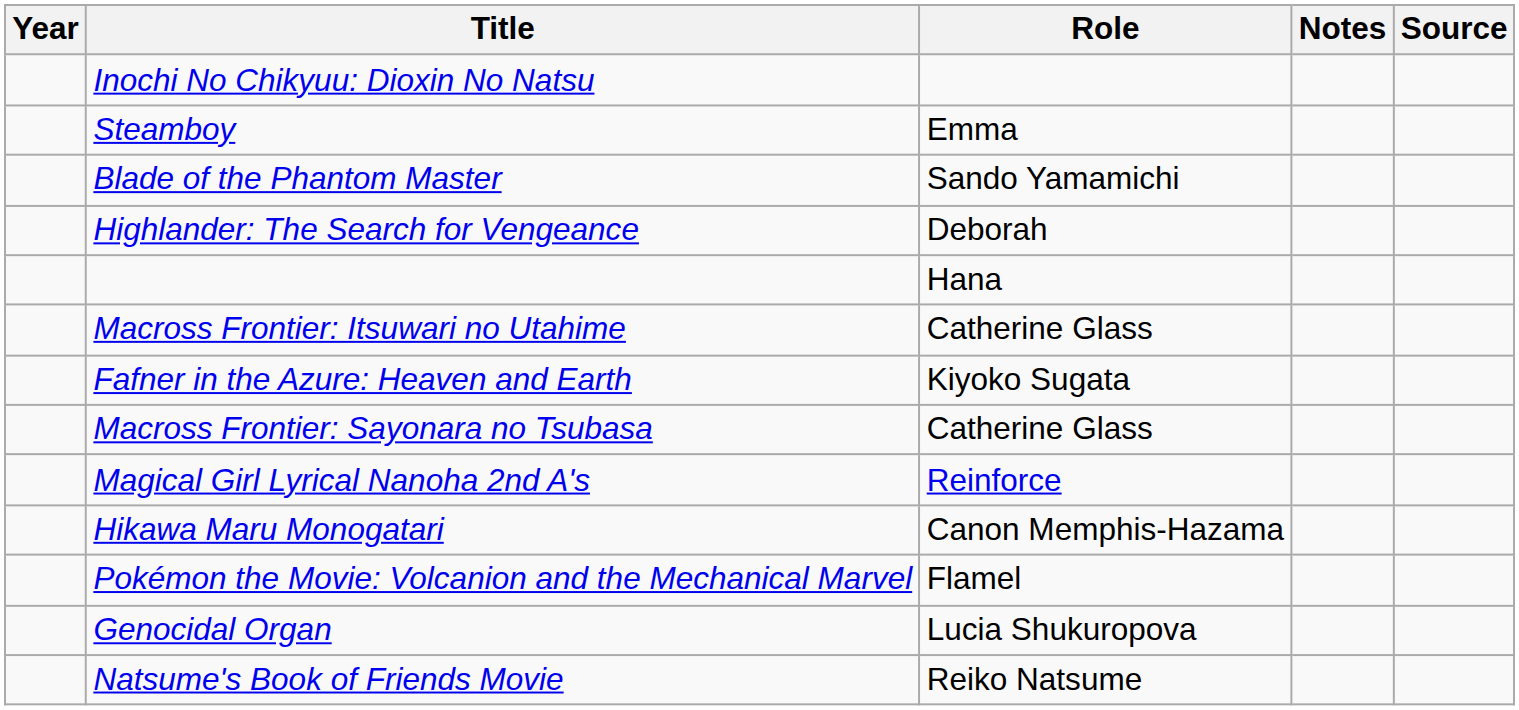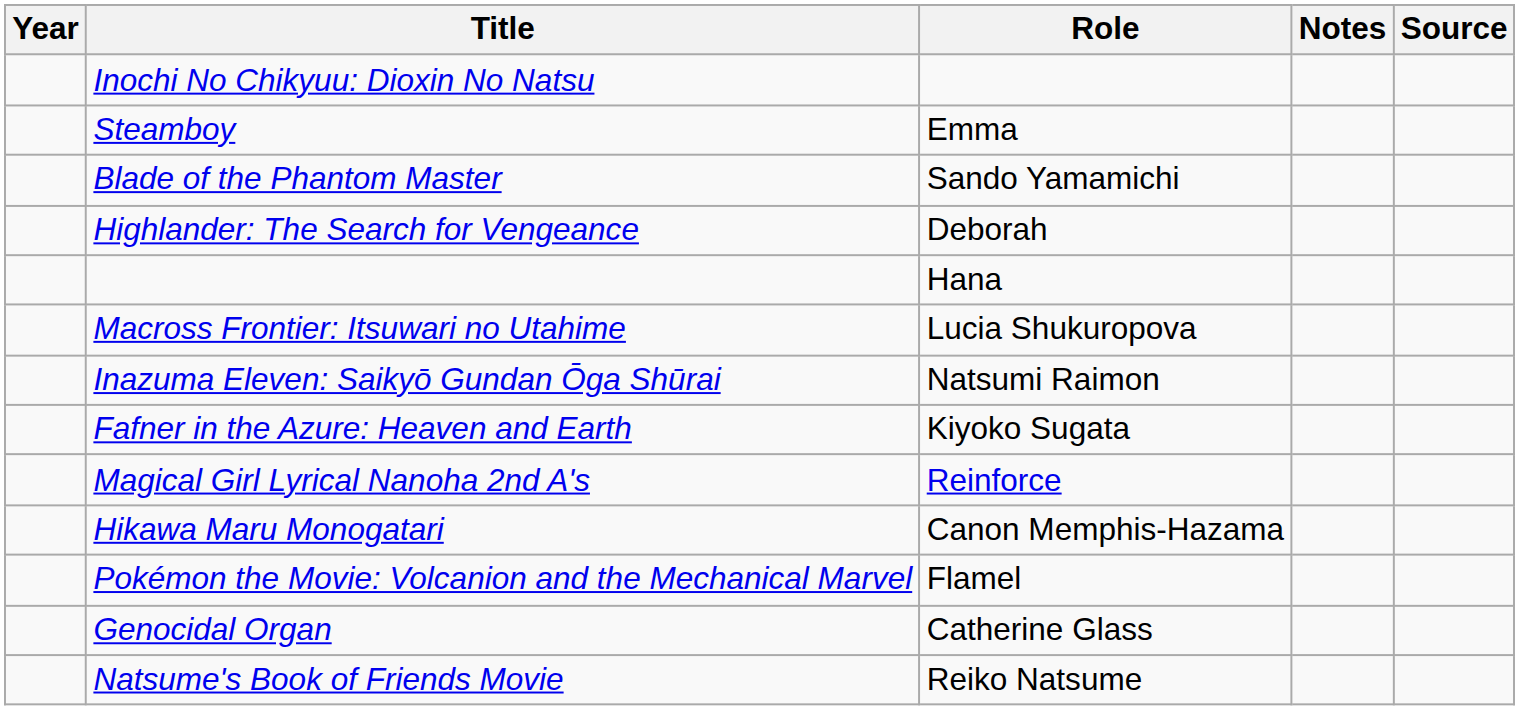(1040, 329) Catherine Glass -> (1062, 329) Lucia Shukuropova
+ row: (407, 379)
- row: (373, 429)
(1062, 629) Lucia Shukuropova -> (1040, 629) Catherine Glass
